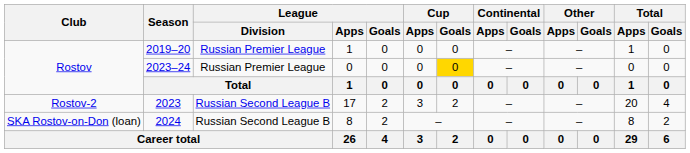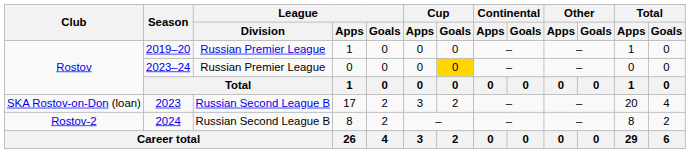(74, 103) Rostov-2 -> (74, 103) SKA Rostov-on-Don (loan)
(74, 121) SKA Rostov-on-Don (loan) -> (74, 121) Rostov-2
